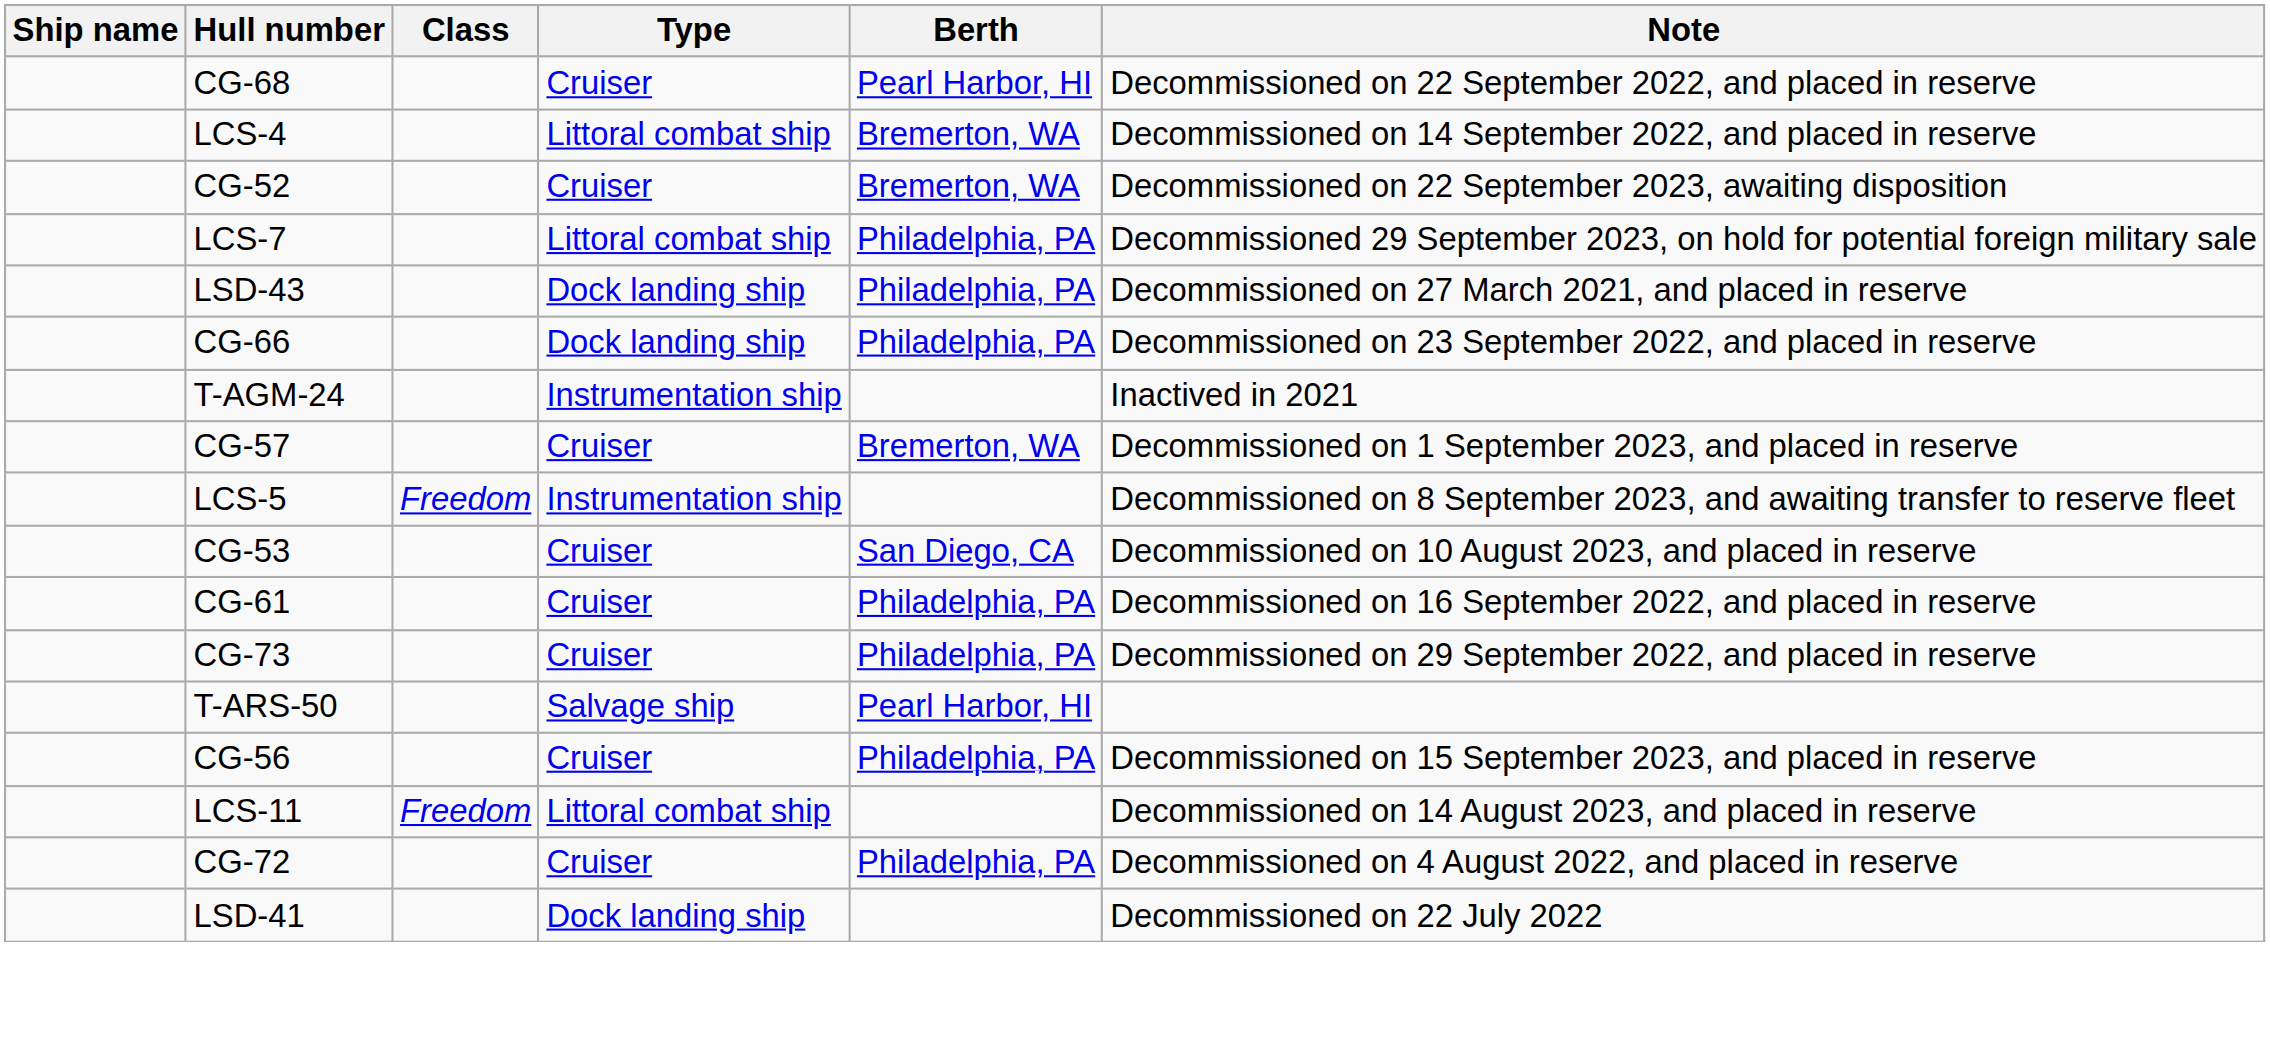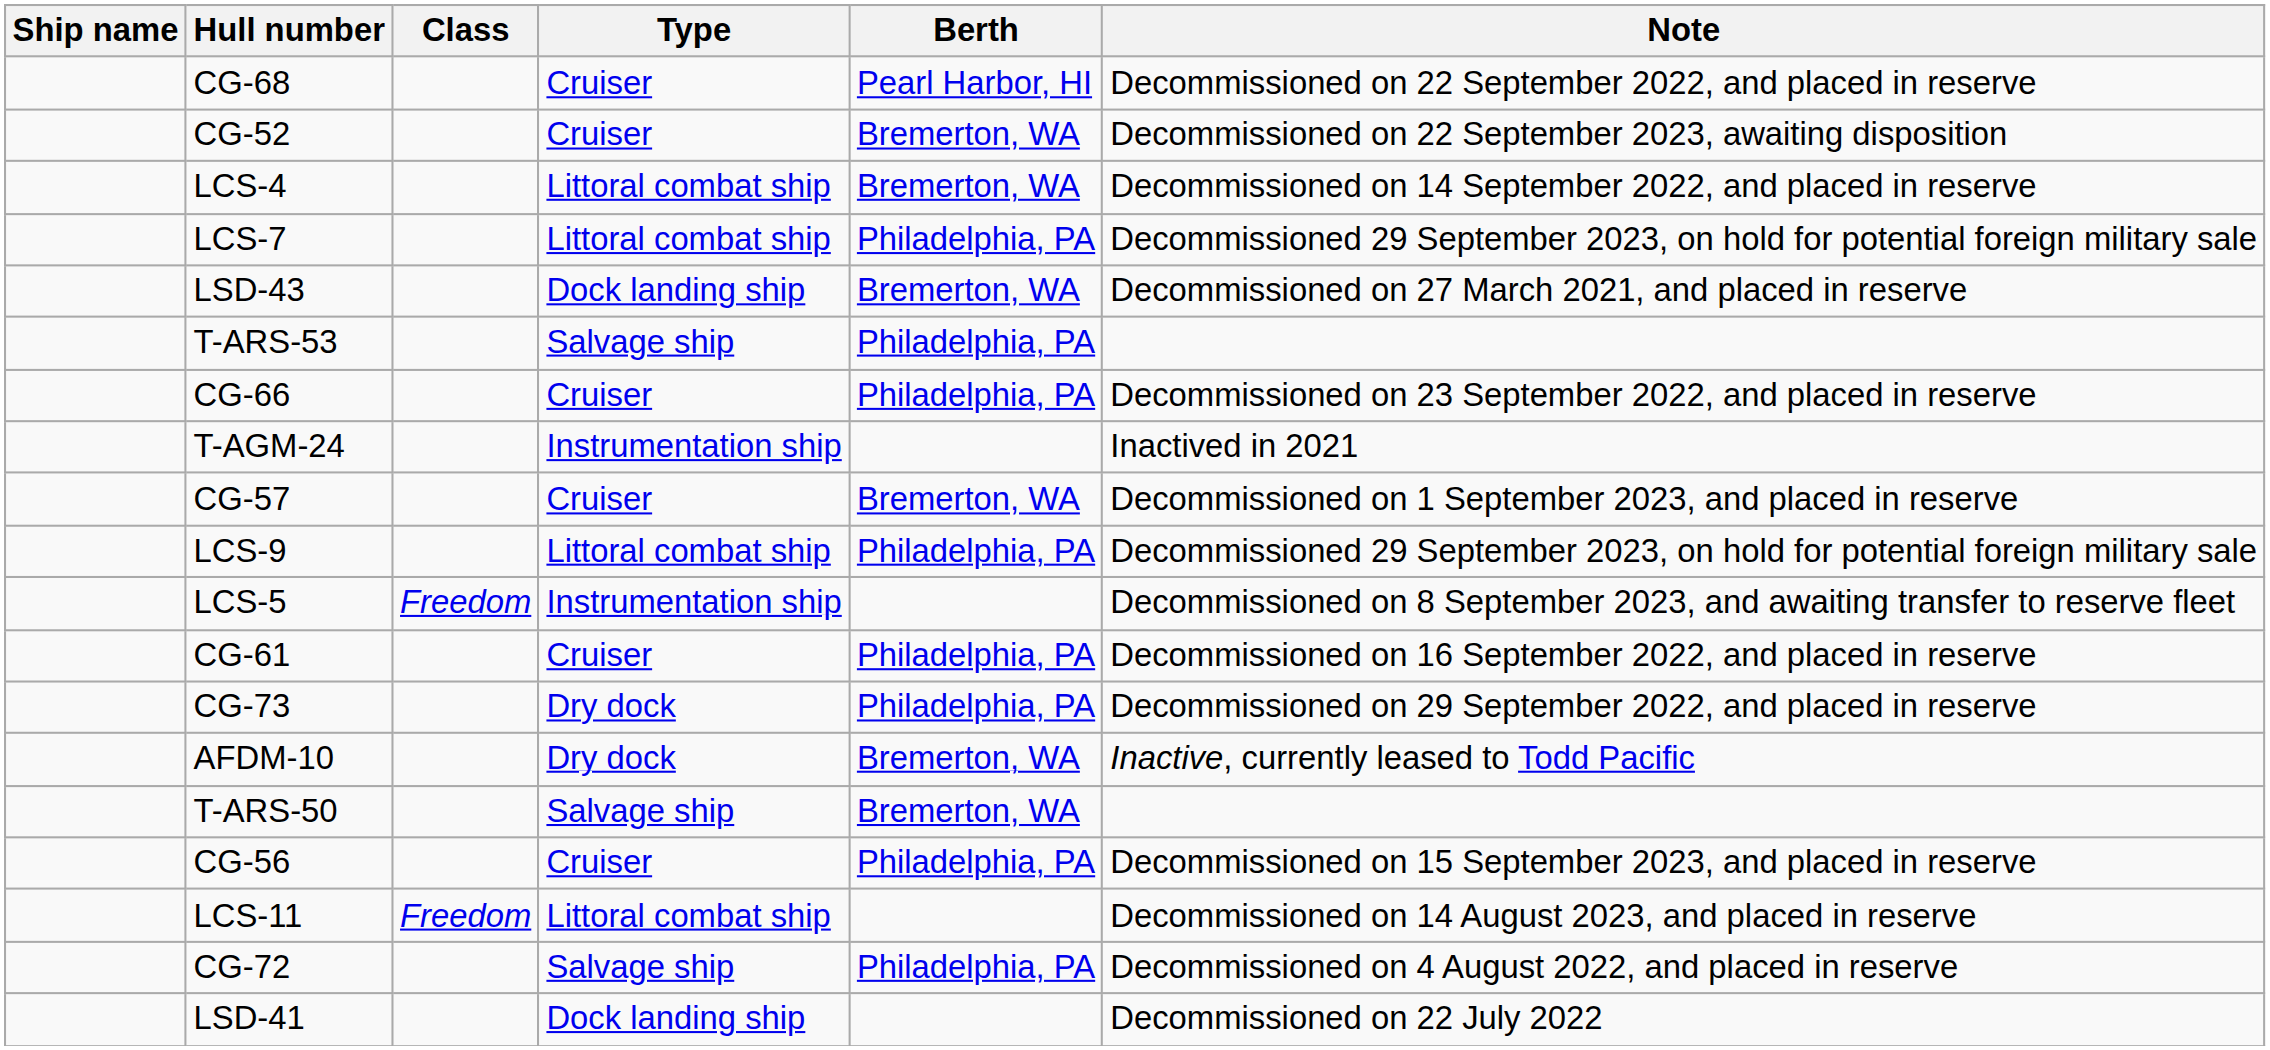rows swapped: (242, 186) <-> (240, 134)
(976, 290) Philadelphia, PA -> (968, 290) Bremerton, WA
+ row: (266, 342)
(676, 342) Dock landing ship -> (599, 394) Cruiser
+ row: (240, 550)
- row: (242, 550)
(599, 654) Cruiser -> (611, 706) Dry dock
+ row: (264, 758)
(974, 706) Pearl Harbor, HI -> (968, 810) Bremerton, WA
(599, 862) Cruiser -> (640, 966) Salvage ship
